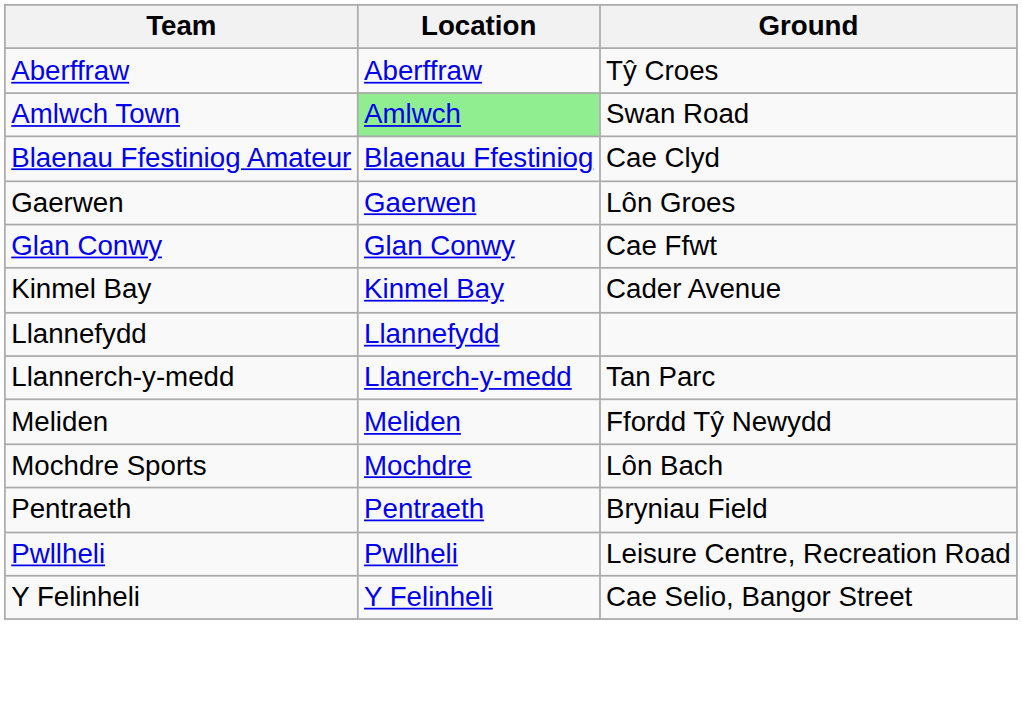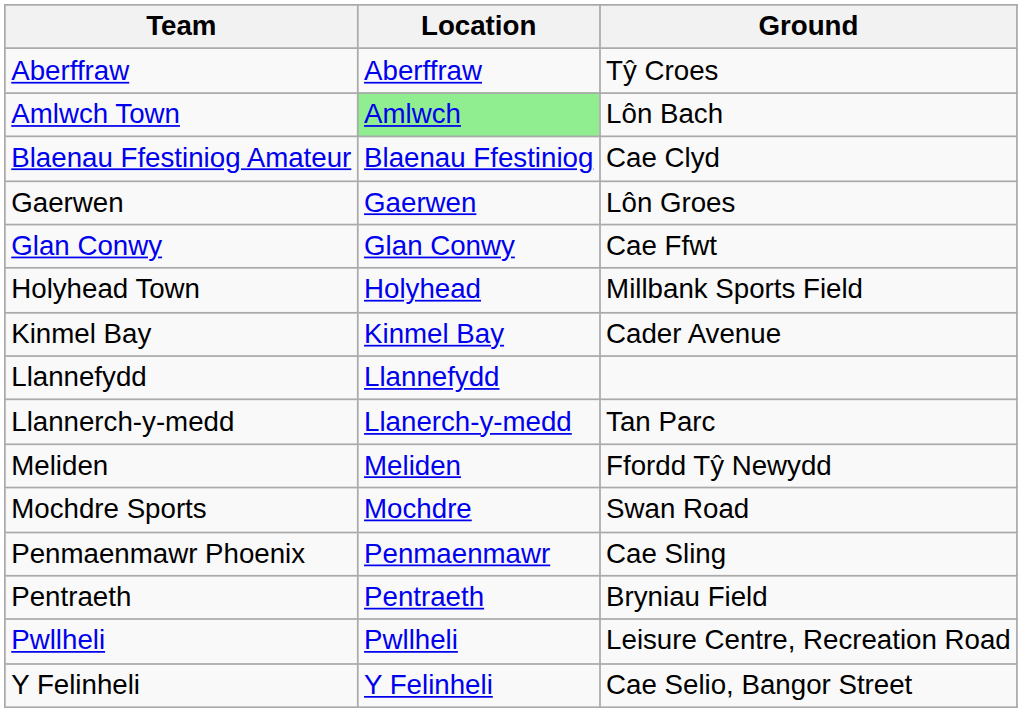(678, 114) Swan Road -> (665, 114) Lôn Bach
+ row: (106, 289)
(665, 465) Lôn Bach -> (678, 509) Swan Road
+ row: (158, 553)
